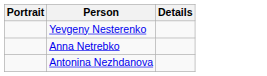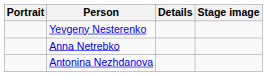+ column: (229, 12)
